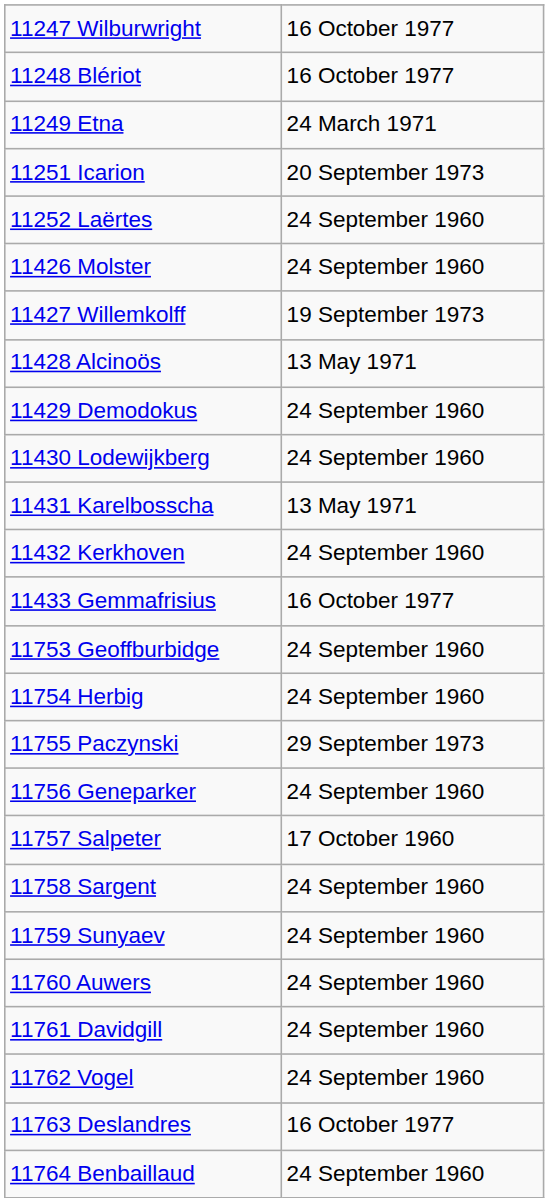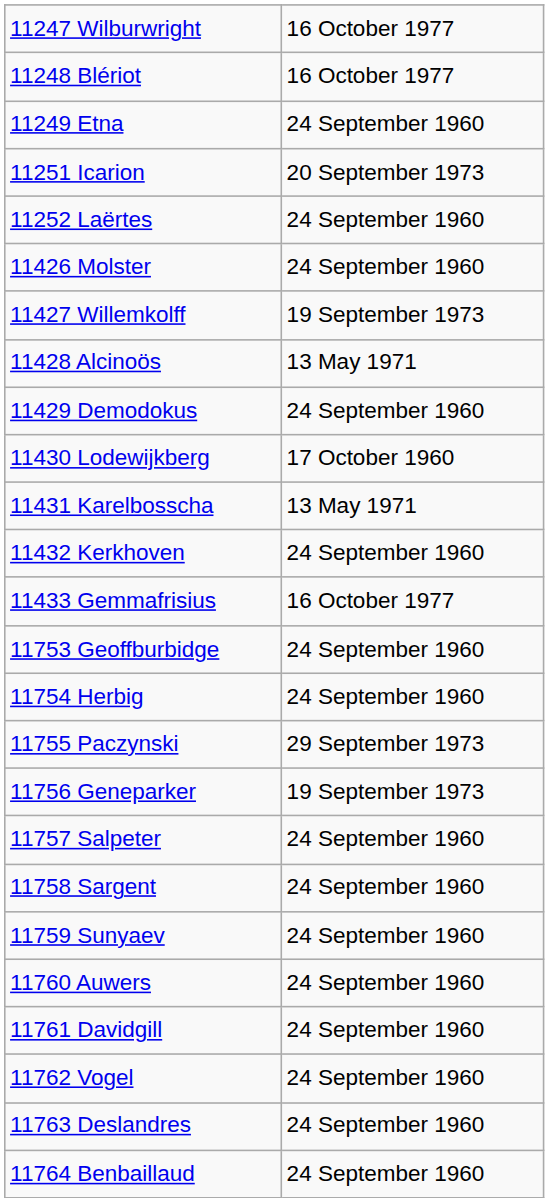(362, 123) 24 March 1971 -> (385, 123) 24 September 1960
(385, 457) 24 September 1960 -> (370, 457) 17 October 1960
(385, 791) 24 September 1960 -> (385, 791) 19 September 1973
(370, 839) 17 October 1960 -> (385, 839) 24 September 1960
(370, 1125) 16 October 1977 -> (385, 1125) 24 September 1960
